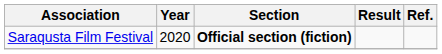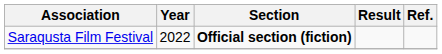(175, 37) 2020 -> (175, 37) 2022
